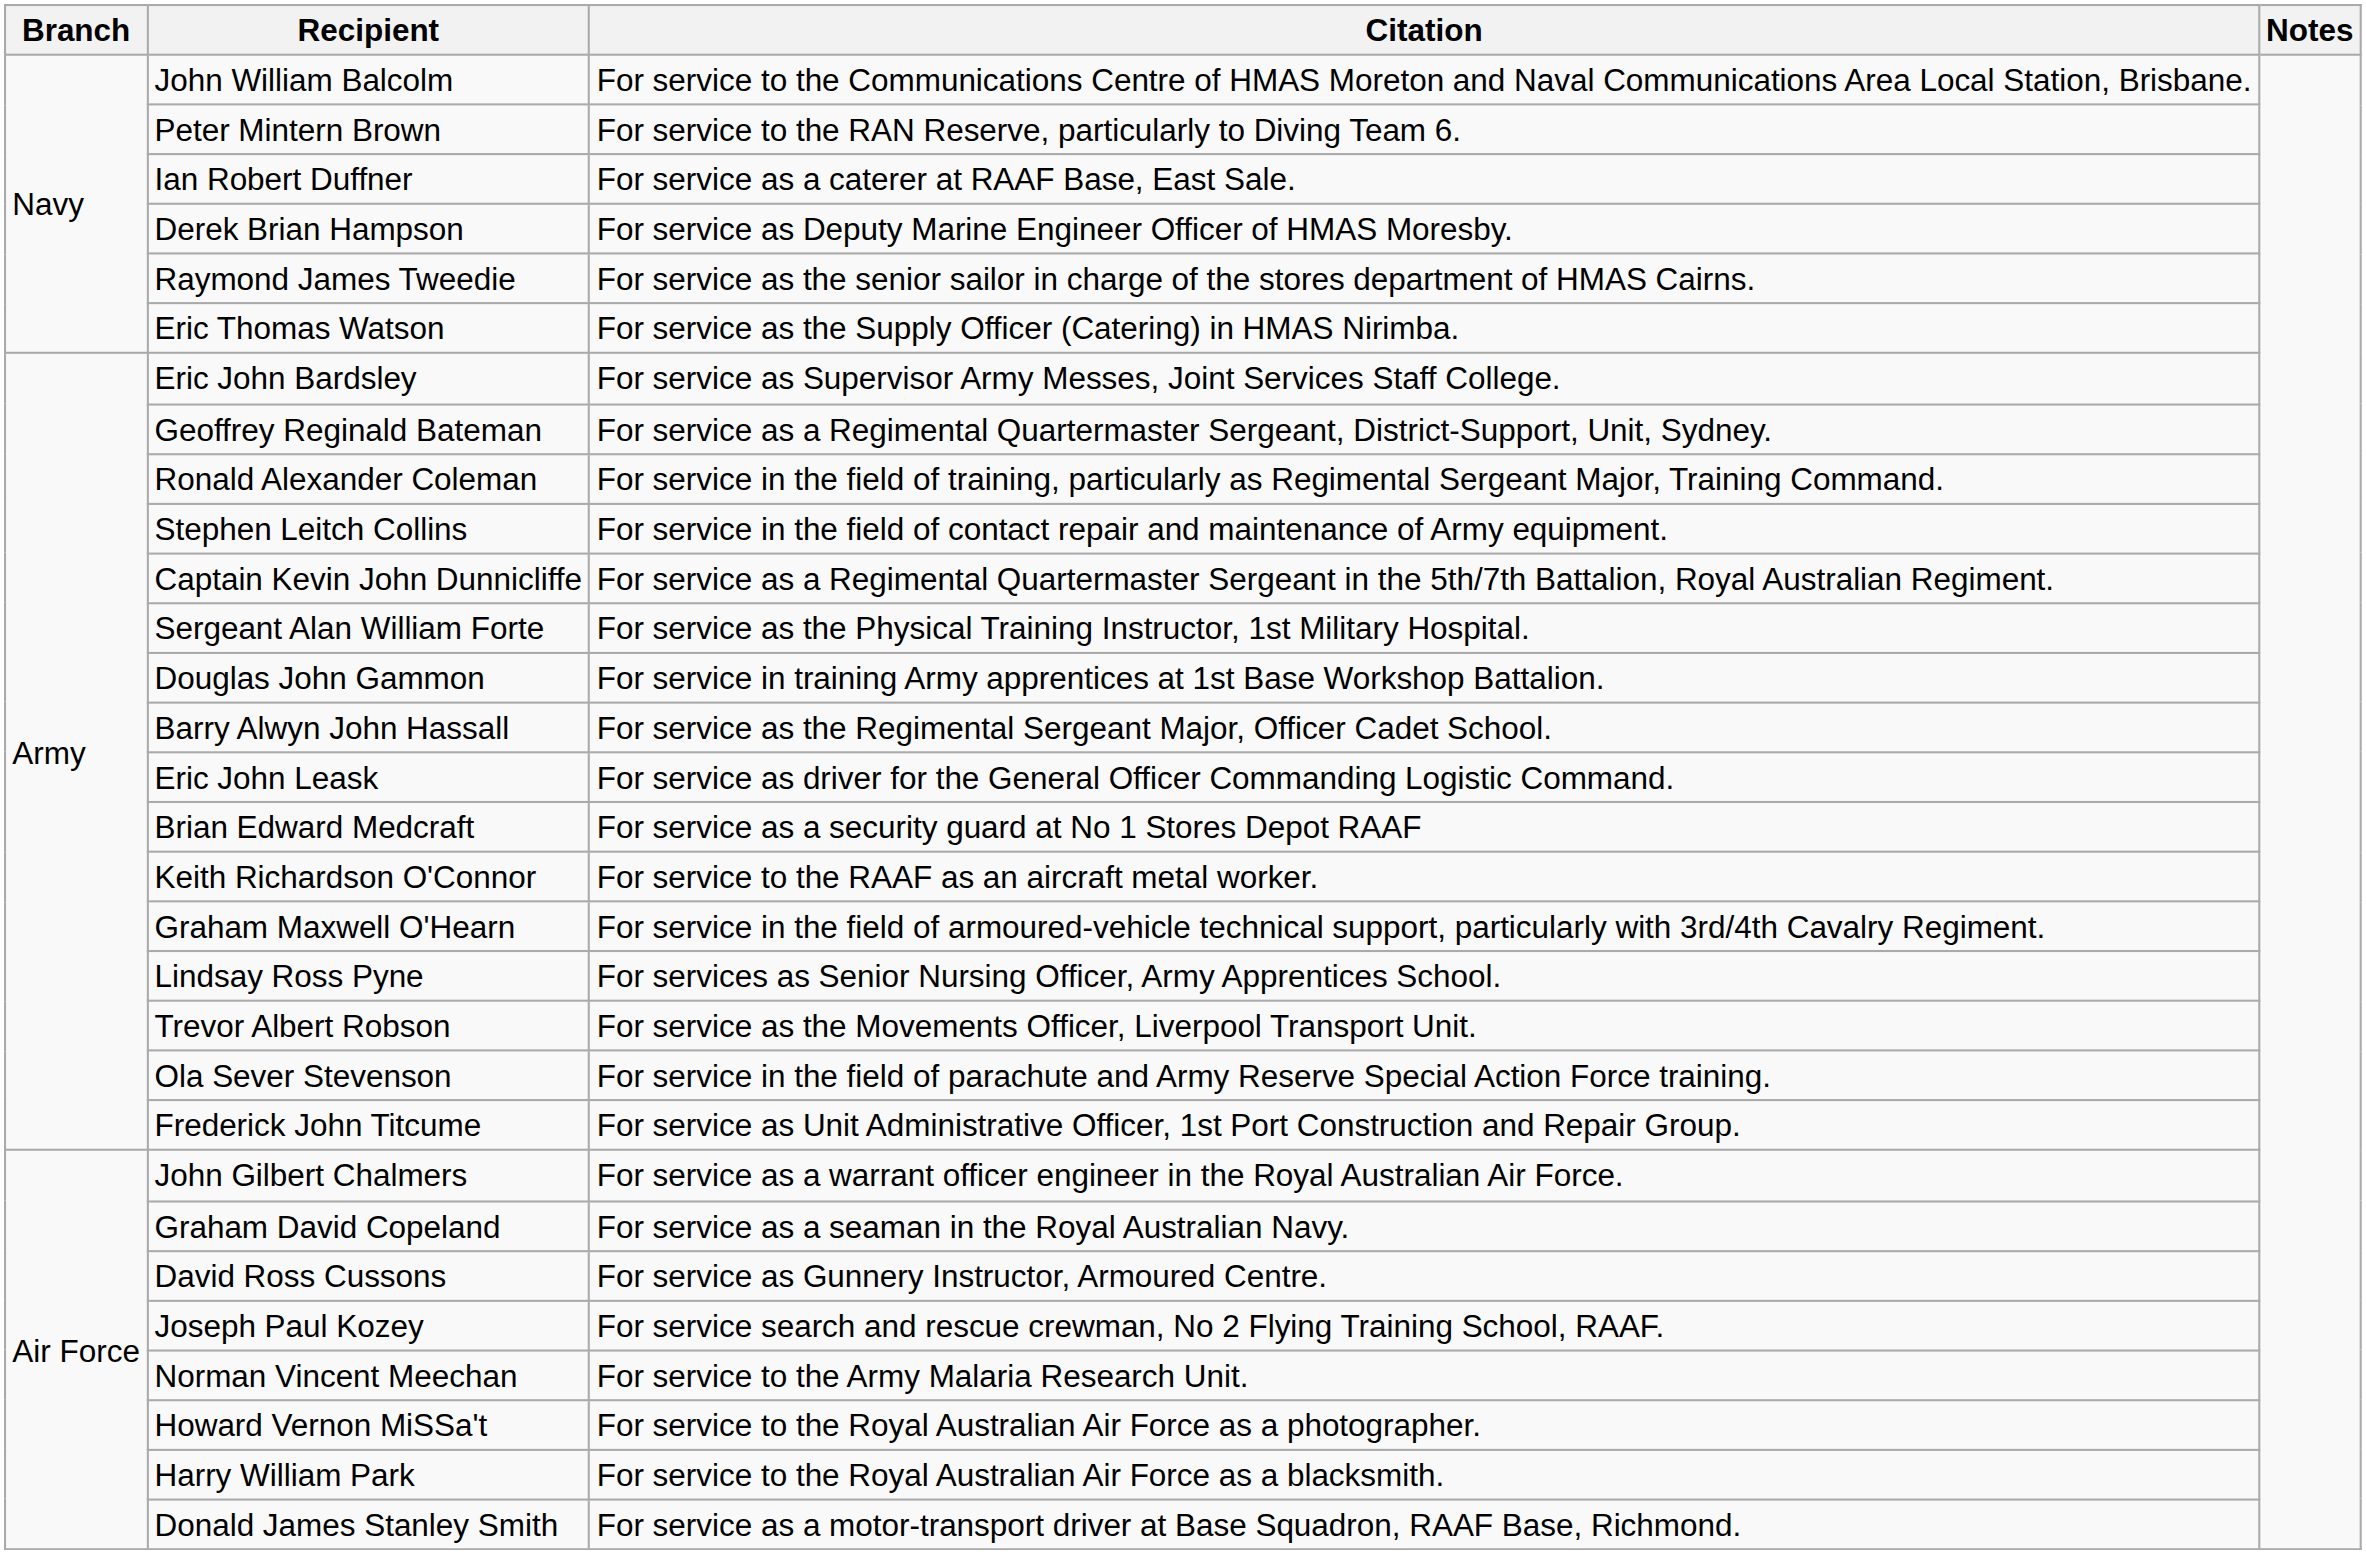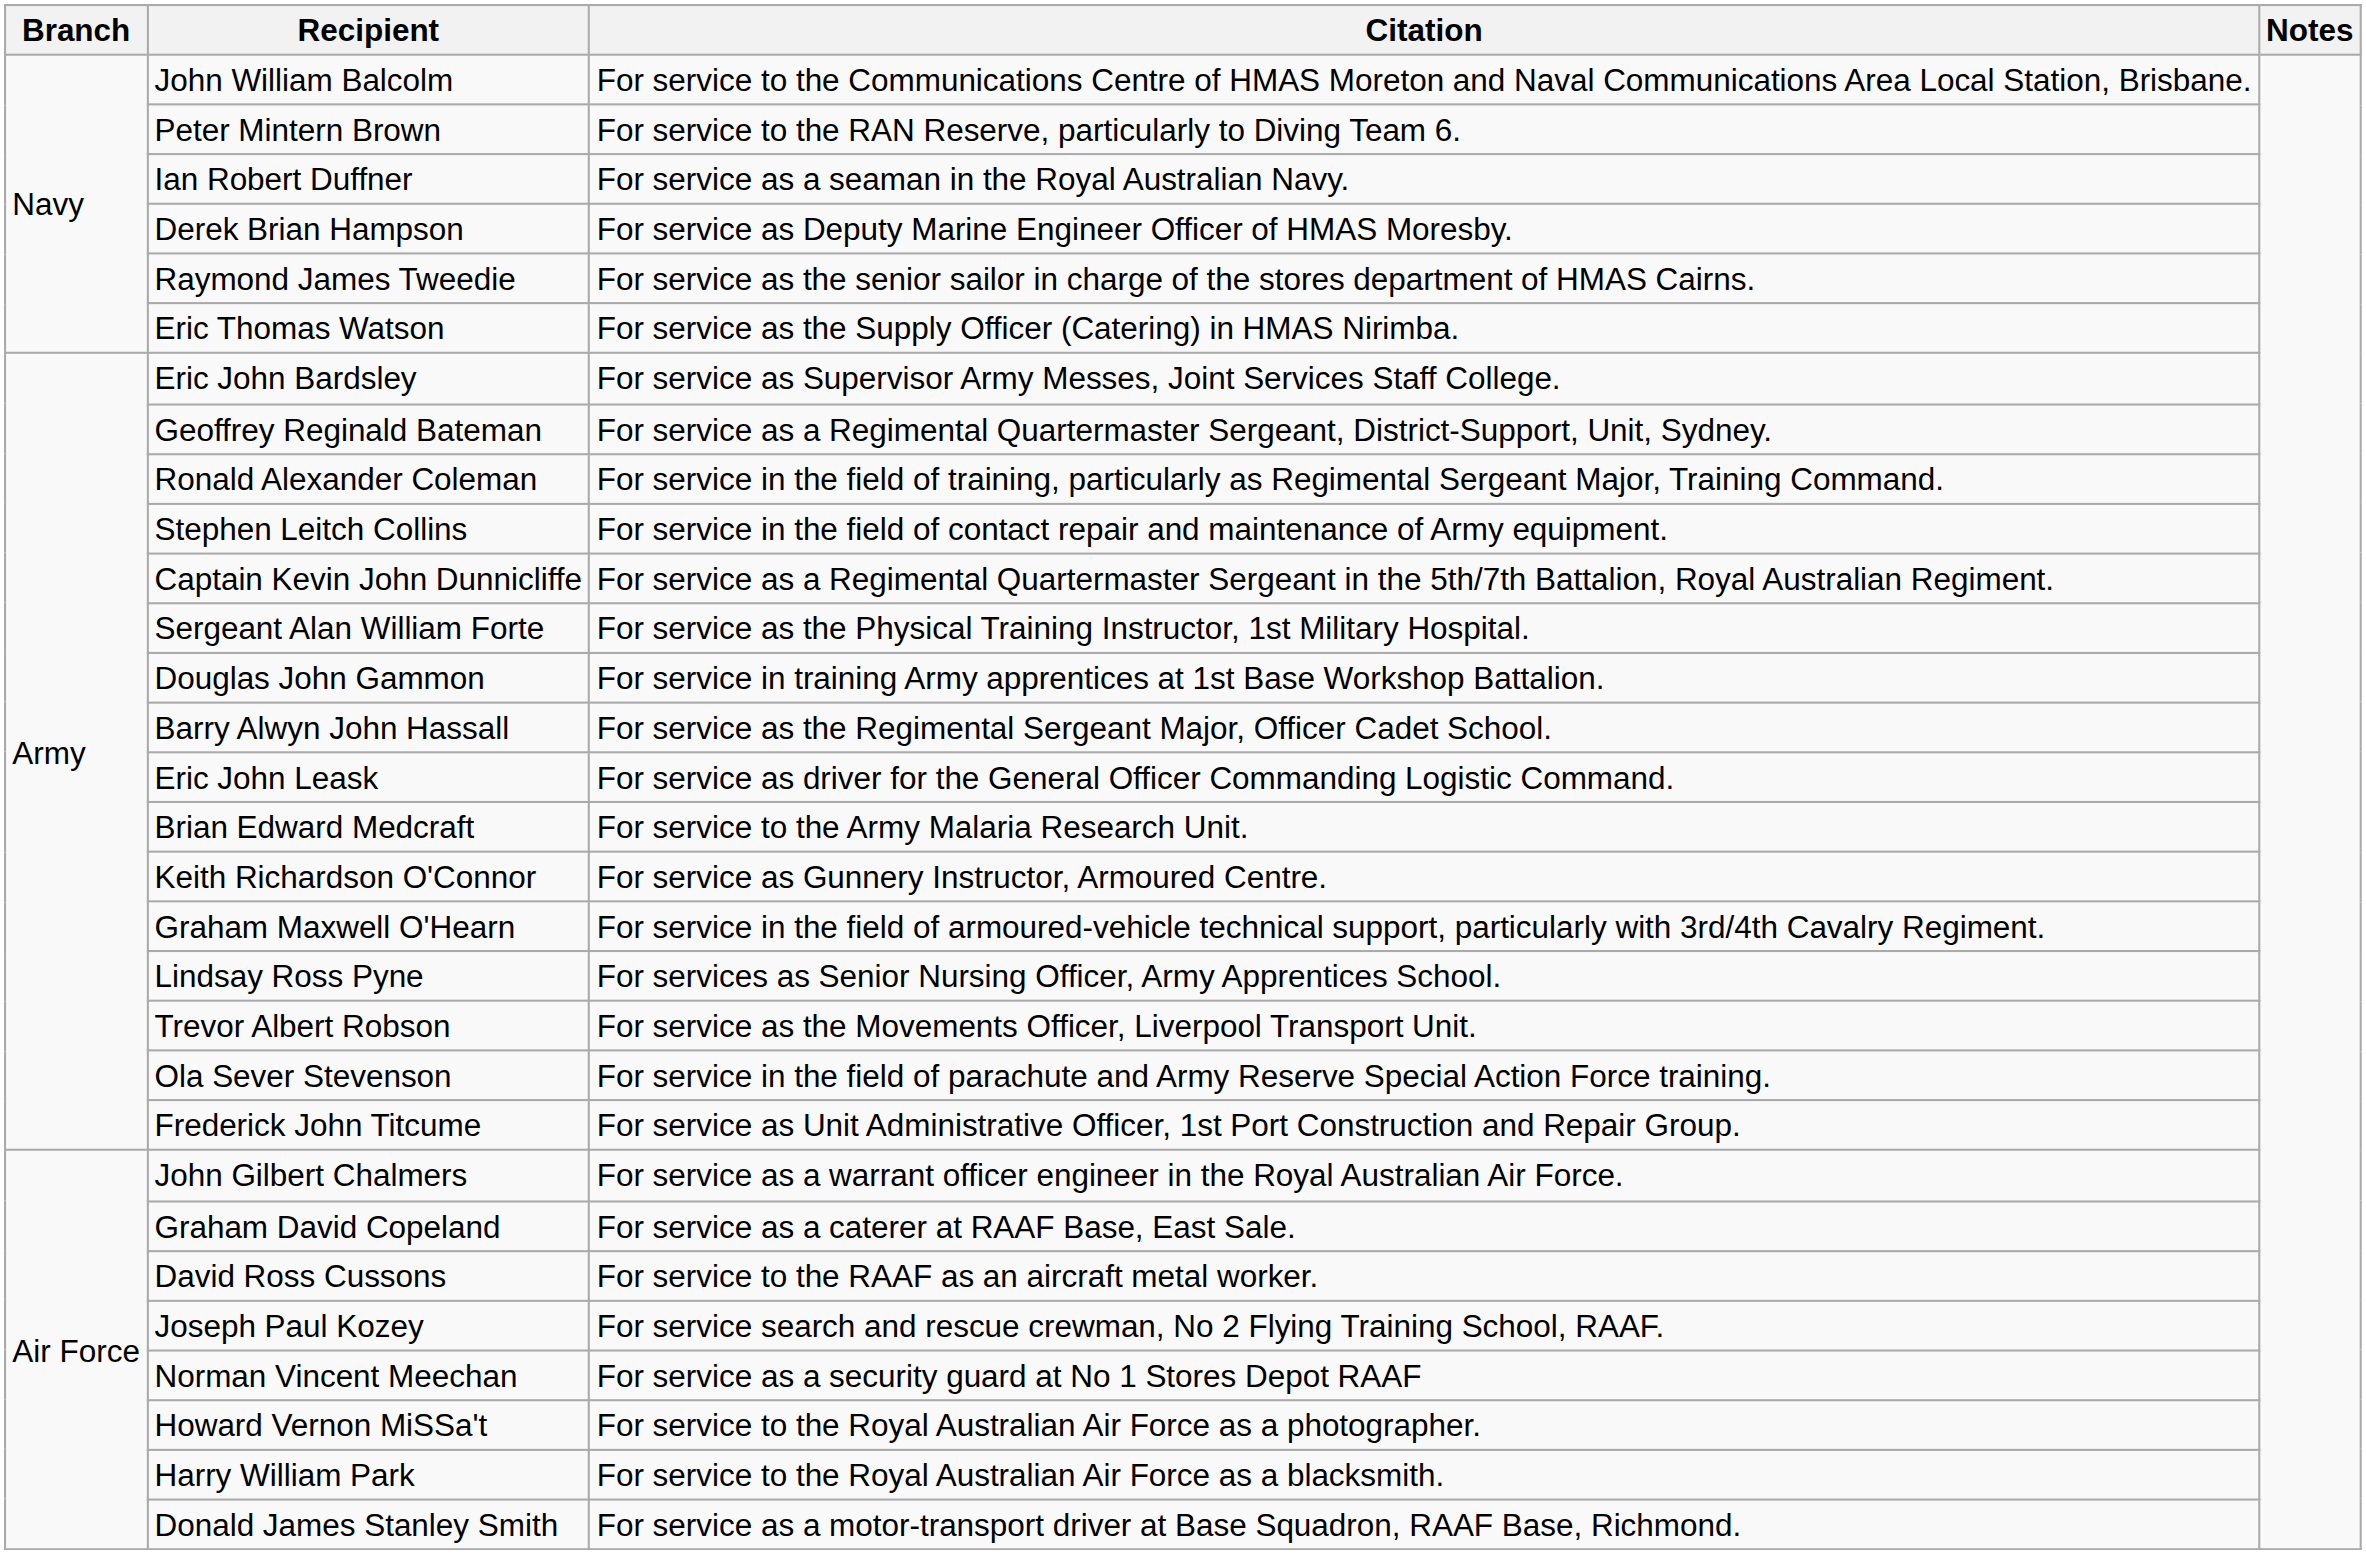(946, 180) For service as a caterer at RAAF Base, East Sale. -> (973, 180) For service as a seaman in the Royal Australian Navy.
(1009, 827) For service as a security guard at No 1 Stores Depot RAAF -> (923, 827) For service to the Army Malaria Research Unit.
(958, 877) For service to the RAAF as an aircraft metal worker. -> (962, 877) For service as Gunnery Instructor, Armoured Centre.
(973, 1226) For service as a seaman in the Royal Australian Navy. -> (946, 1226) For service as a caterer at RAAF Base, East Sale.
(962, 1275) For service as Gunnery Instructor, Armoured Centre. -> (958, 1275) For service to the RAAF as an aircraft metal worker.
(923, 1375) For service to the Army Malaria Research Unit. -> (1009, 1375) For service as a security guard at No 1 Stores Depot RAAF
